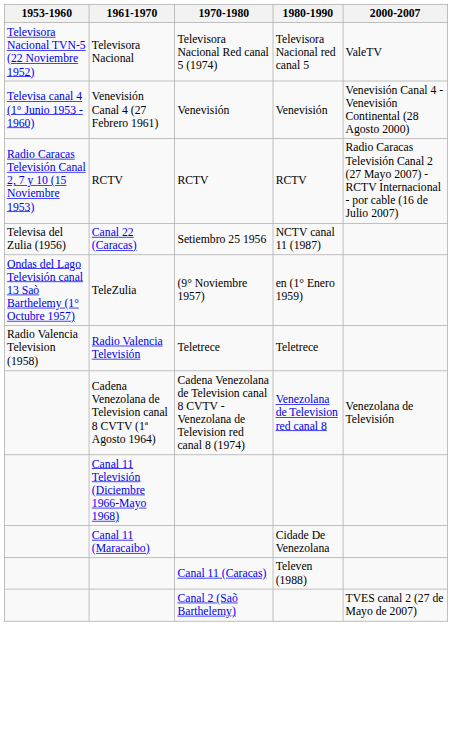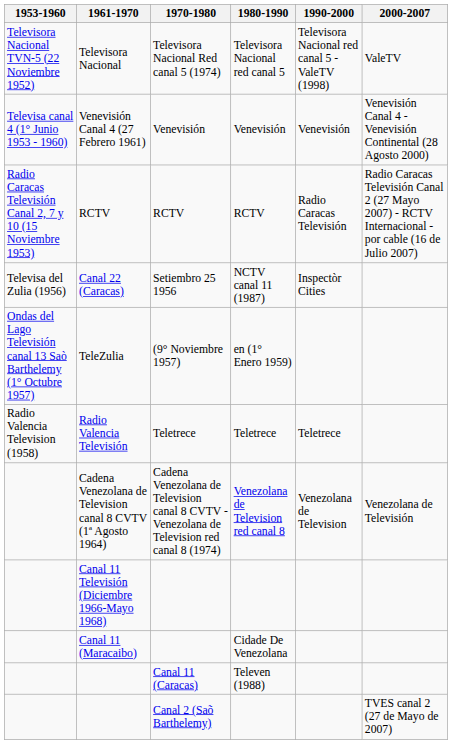+ column: (329, 13)
